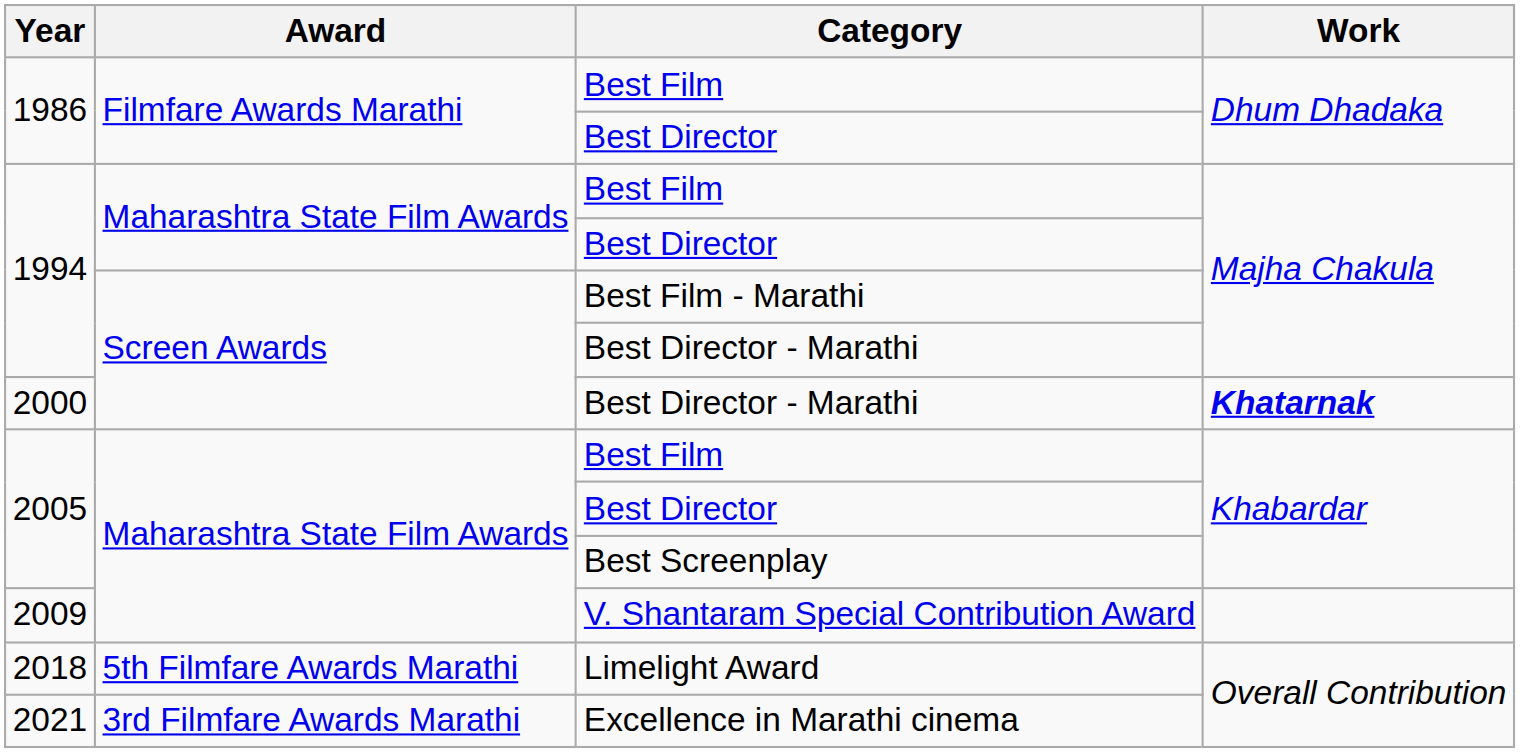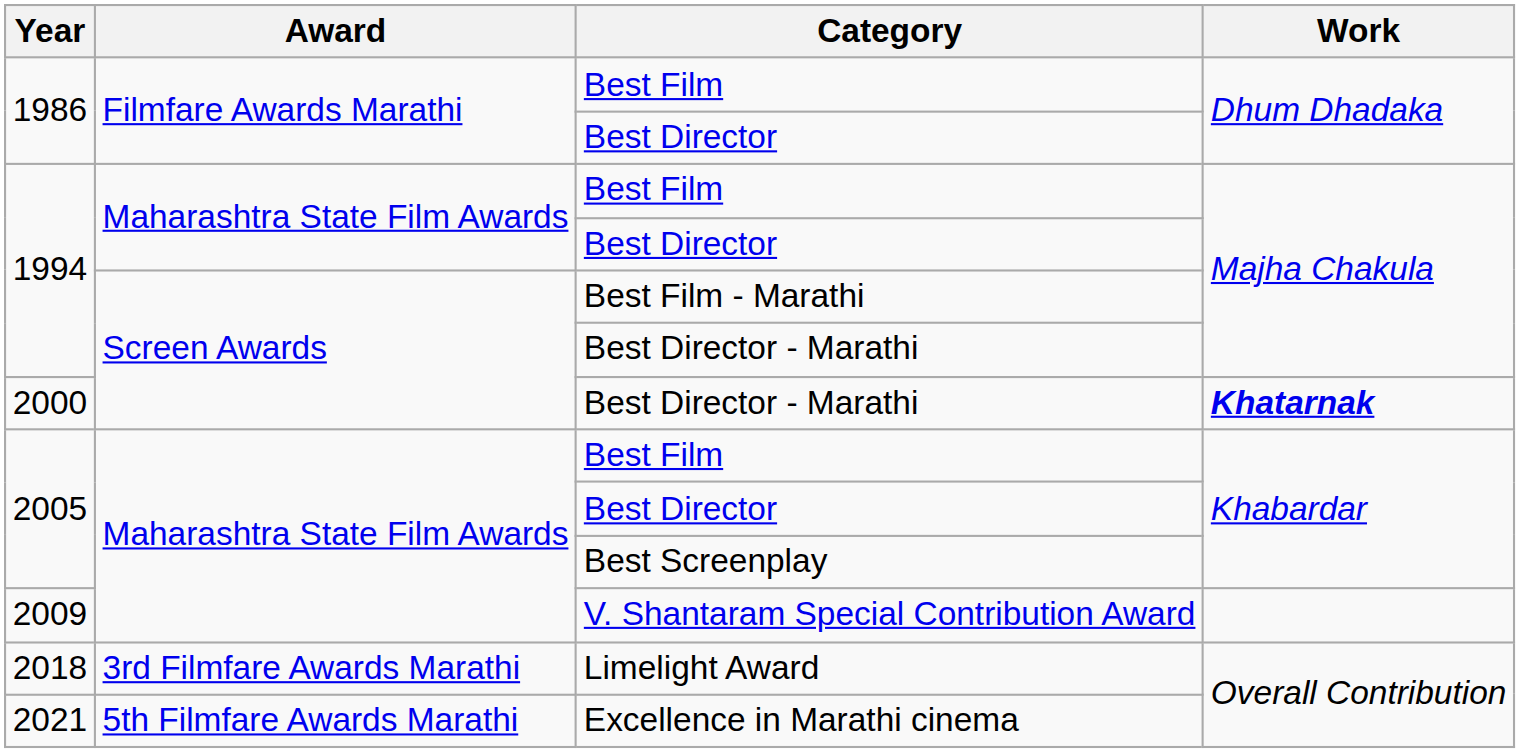(310, 667) 5th Filmfare Awards Marathi -> (311, 667) 3rd Filmfare Awards Marathi
(311, 720) 3rd Filmfare Awards Marathi -> (310, 720) 5th Filmfare Awards Marathi
